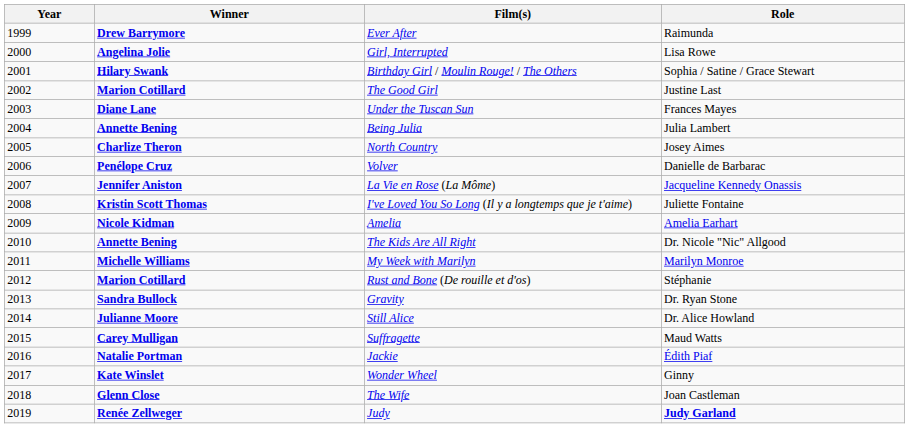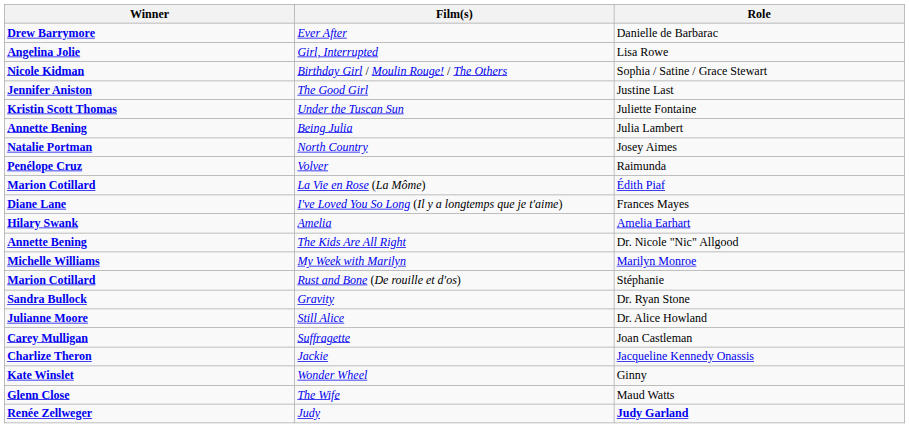- column: (49, 14)
(689, 33) Raimunda -> (667, 33) Danielle de Barbarac
(133, 71) Hilary Swank -> (46, 71) Nicole Kidman
(141, 90) Marion Cotillard -> (50, 90) Jennifer Aniston
(127, 109) Diane Lane -> (62, 109) Kristin Scott Thomas
(700, 109) Frances Mayes -> (657, 109) Juliette Fontaine
(139, 147) Charlize Theron -> (50, 147) Natalie Portman
(715, 166) Danielle de Barbarac -> (641, 166) Raimunda
(140, 185) Jennifer Aniston -> (51, 185) Marion Cotillard
(733, 185) Jacqueline Kennedy Onassis -> (641, 185) Édith Piaf
(152, 204) Kristin Scott Thomas -> (37, 204) Diane Lane
(704, 204) Juliette Fontaine -> (653, 204) Frances Mayes
(136, 223) Nicole Kidman -> (43, 223) Hilary Swank
(693, 337) Maud Watts -> (655, 337) Joan Castleman
(140, 356) Natalie Portman -> (49, 356) Charlize Theron
(688, 356) Édith Piaf -> (685, 356) Jacqueline Kennedy Onassis
(702, 394) Joan Castleman -> (646, 394) Maud Watts
